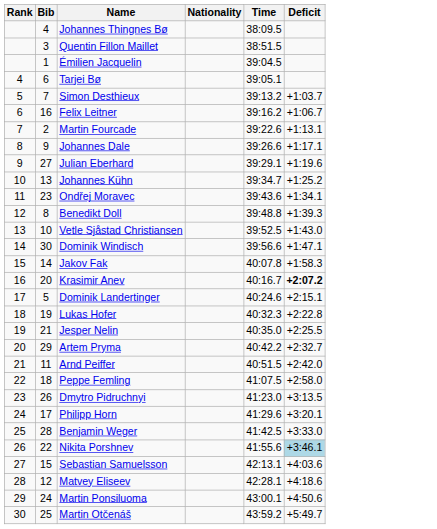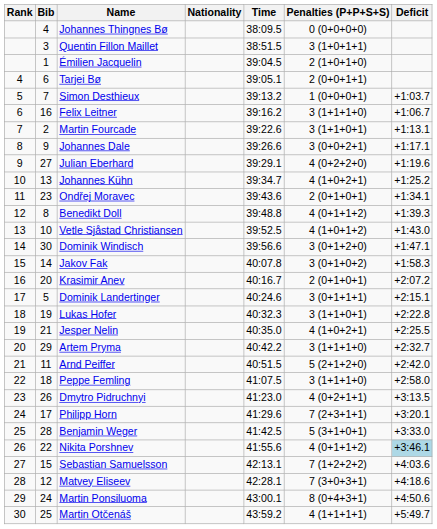+ column: (338, 12)
(304, 280) bold -> (412, 280) normal
